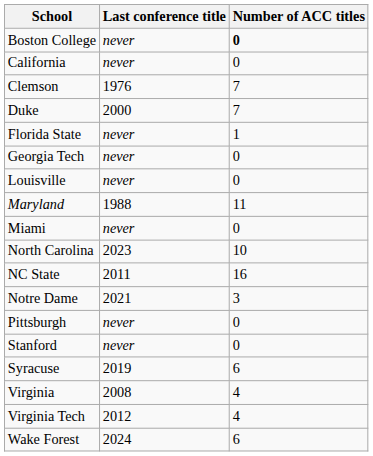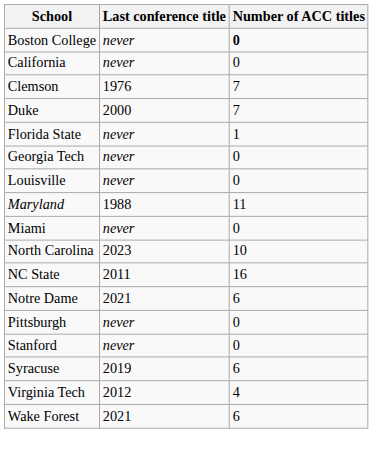(236, 298) 3 -> (236, 298) 6
- row: (31, 392)
(117, 439) 2024 -> (117, 416) 2021
